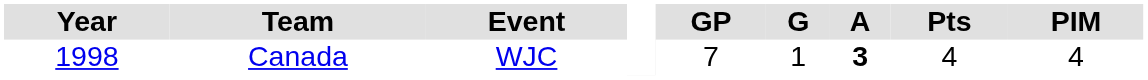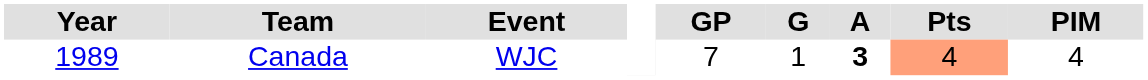(87, 57) 1998 -> (87, 57) 1989
(949, 57) no background -> (949, 57) lightsalmon background
